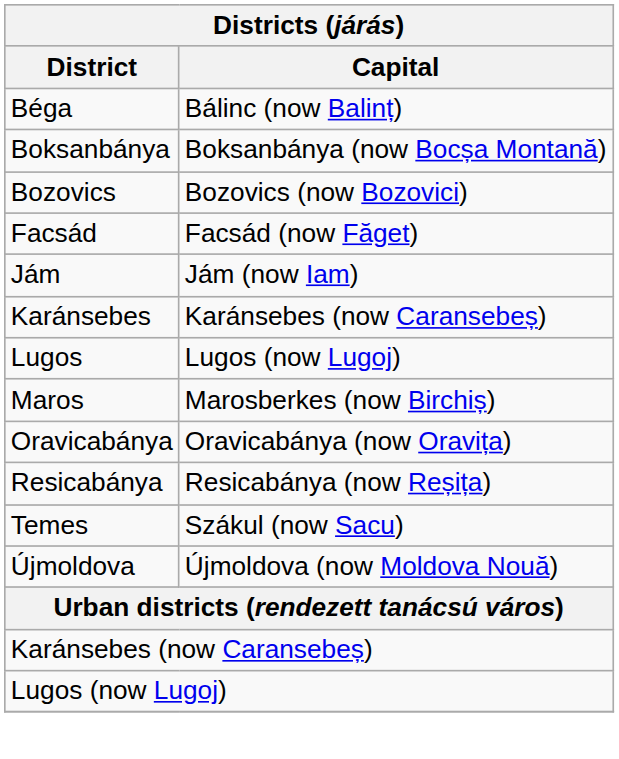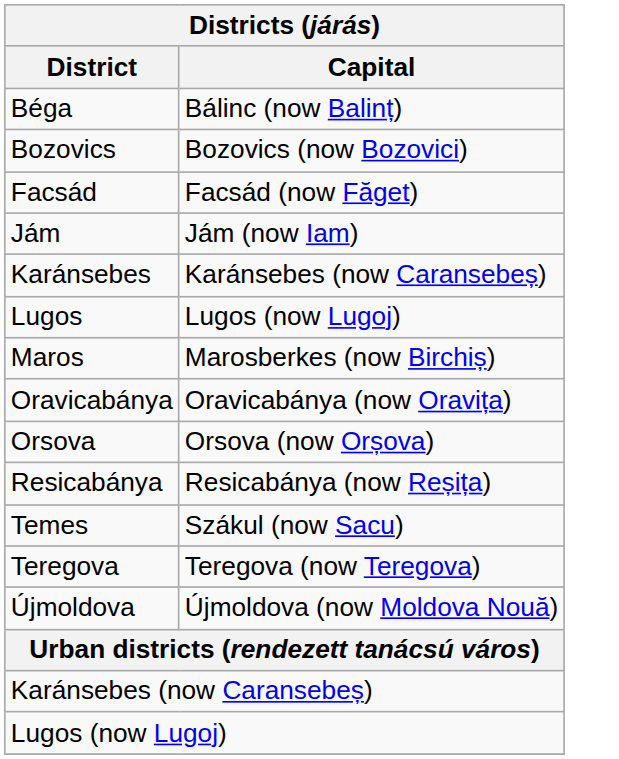- row: (90, 150)
+ row: (53, 441)
+ row: (65, 566)
